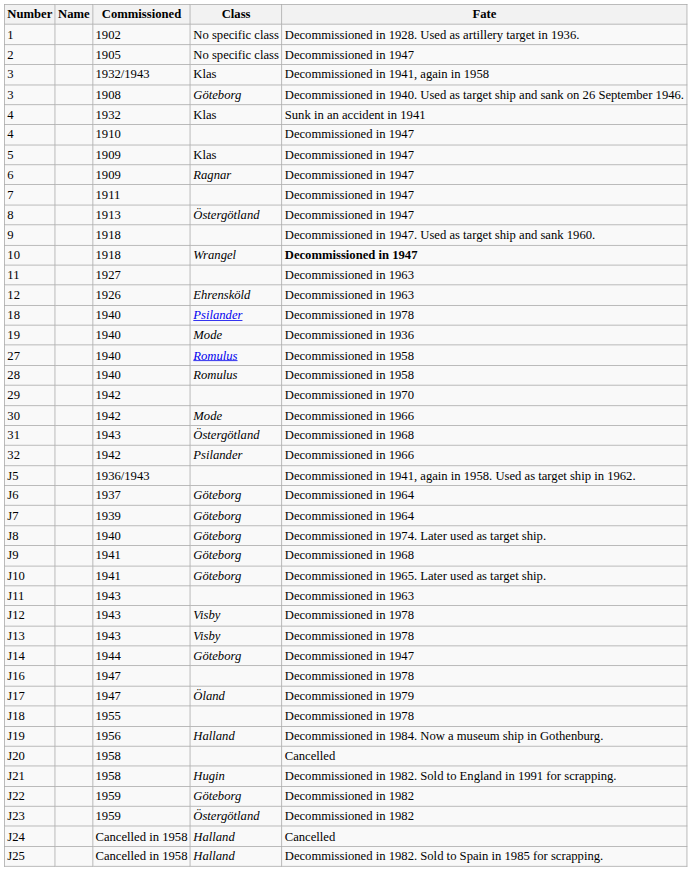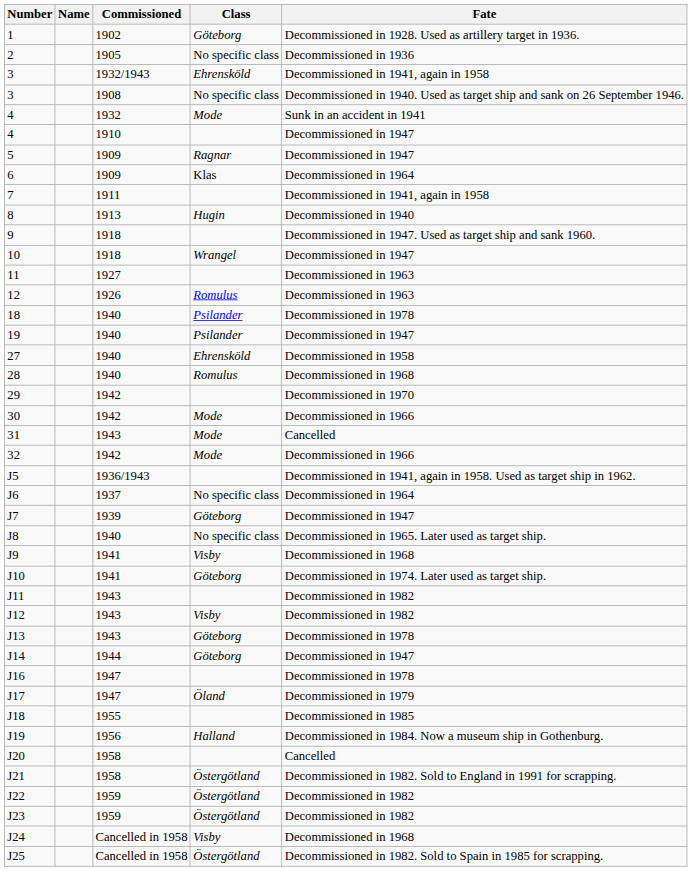(236, 34) No specific class -> (217, 34) Göteborg
(349, 54) Decommissioned in 1947 -> (349, 54) Decommissioned in 1936
(205, 74) Klas -> (222, 74) Ehrensköld
(217, 94) Göteborg -> (236, 94) No specific class
(205, 114) Klas -> (208, 114) Mode
(205, 154) Klas -> (212, 154) Ragnar
(212, 174) Ragnar -> (205, 174) Klas
(349, 174) Decommissioned in 1947 -> (349, 174) Decommissioned in 1964
(349, 194) Decommissioned in 1947 -> (387, 194) Decommissioned in 1941, again in 1958
(226, 214) Östergötland -> (209, 214) Hugin
(349, 214) Decommissioned in 1947 -> (349, 214) Decommissioned in 1940
(351, 255) bold -> (349, 255) normal
(222, 295) Ehrensköld -> (215, 295) Romulus
(208, 335) Mode -> (218, 335) Psilander
(349, 335) Decommissioned in 1936 -> (349, 335) Decommissioned in 1947
(215, 355) Romulus -> (222, 355) Ehrensköld
(349, 375) Decommissioned in 1958 -> (349, 375) Decommissioned in 1968
(226, 435) Östergötland -> (208, 435) Mode
(349, 435) Decommissioned in 1968 -> (310, 435) Cancelled
(218, 455) Psilander -> (208, 455) Mode
(217, 495) Göteborg -> (236, 495) No specific class
(349, 515) Decommissioned in 1964 -> (349, 515) Decommissioned in 1947
(217, 535) Göteborg -> (236, 535) No specific class
(415, 535) Decommissioned in 1974. Later used as target ship. -> (415, 535) Decommissioned in 1965. Later used as target ship.
(217, 555) Göteborg -> (207, 555) Visby
(415, 575) Decommissioned in 1965. Later used as target ship. -> (415, 575) Decommissioned in 1974. Later used as target ship.
(349, 595) Decommissioned in 1963 -> (349, 595) Decommissioned in 1982
(349, 615) Decommissioned in 1978 -> (349, 615) Decommissioned in 1982
(207, 635) Visby -> (217, 635) Göteborg
(349, 716) Decommissioned in 1978 -> (349, 716) Decommissioned in 1985
(209, 776) Hugin -> (226, 776) Östergötland
(217, 796) Göteborg -> (226, 796) Östergötland
(214, 836) Halland -> (207, 836) Visby
(310, 836) Cancelled -> (349, 836) Decommissioned in 1968
(214, 856) Halland -> (226, 856) Östergötland
